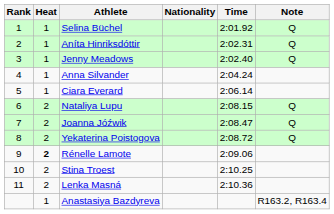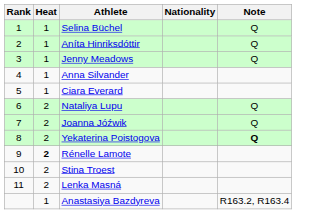- column: (236, 12)
(292, 138) normal -> (254, 138) bold
